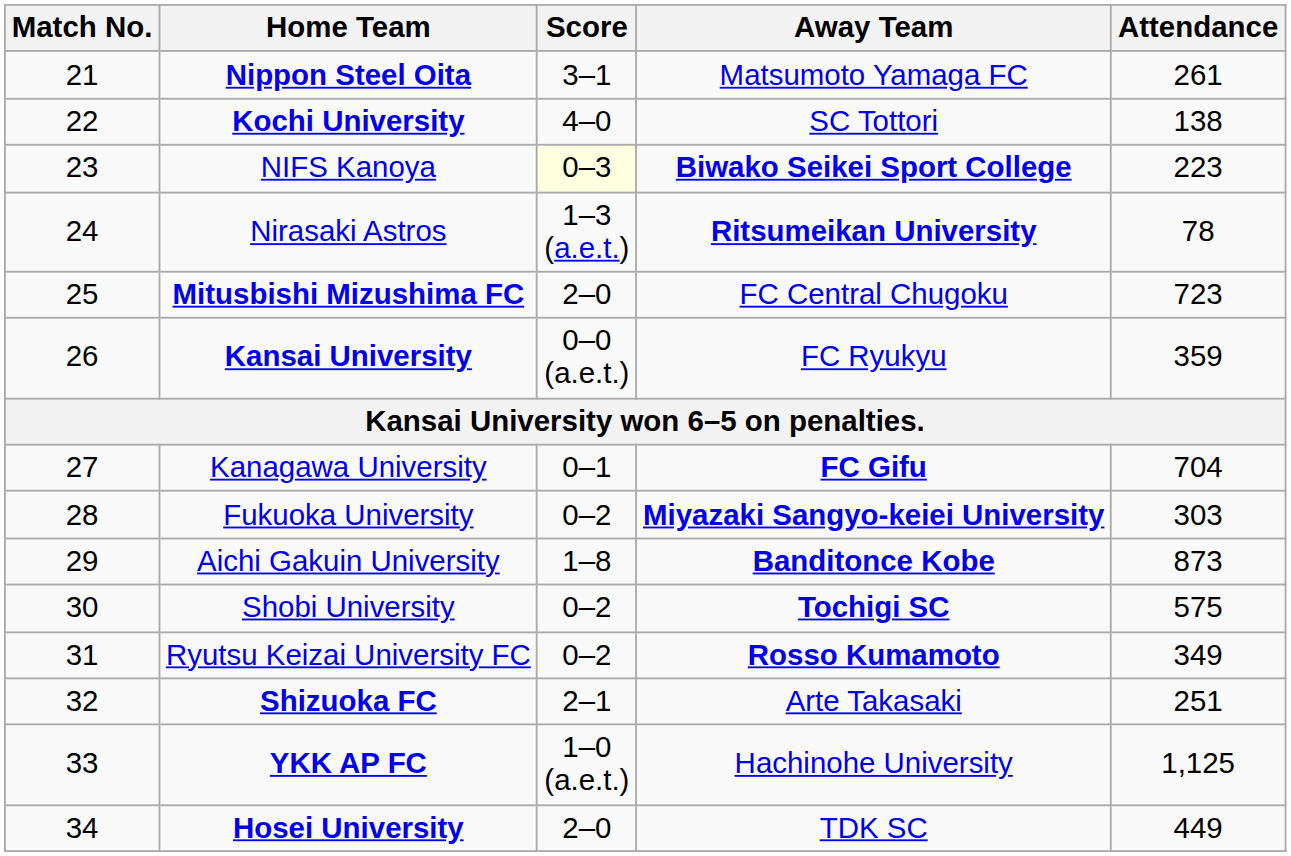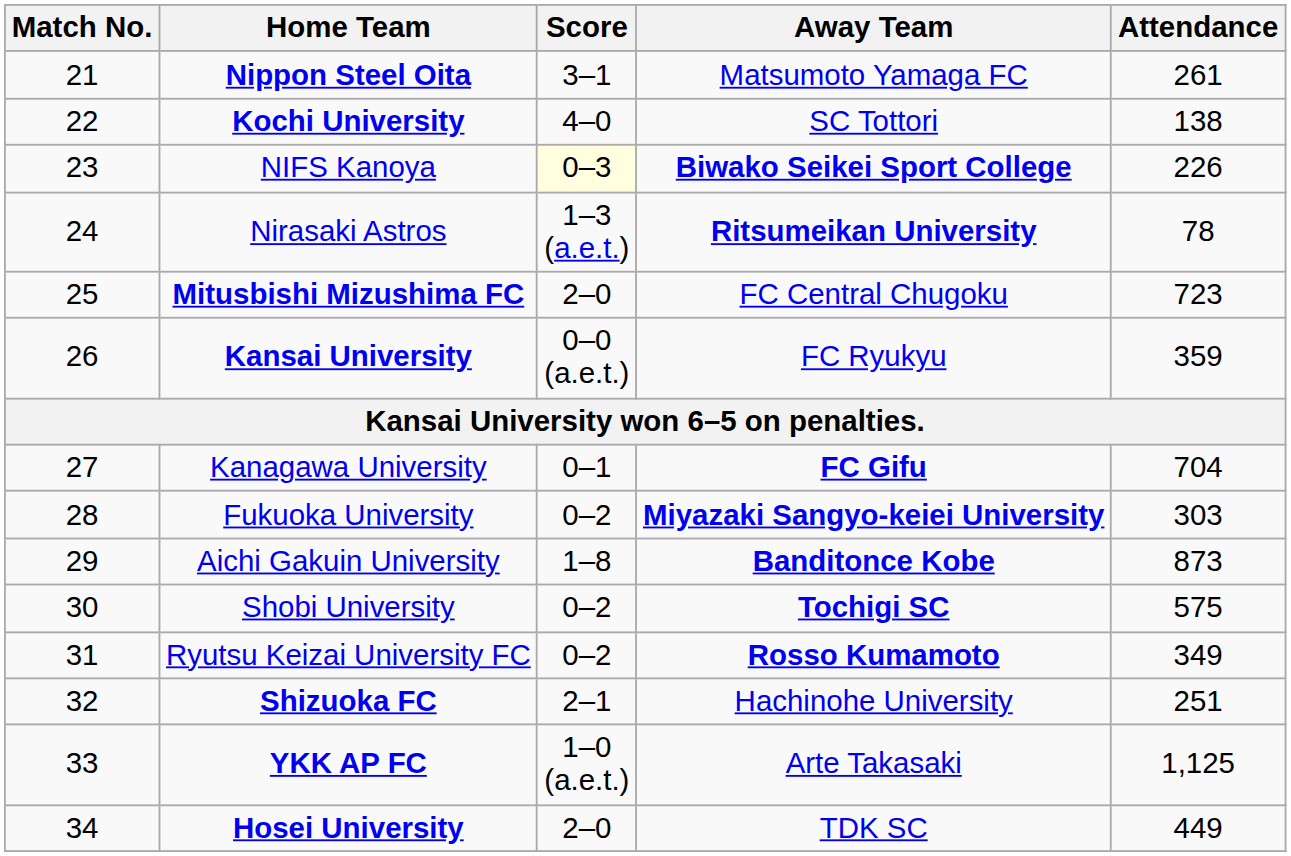(1198, 167) 223 -> (1198, 167) 226
(874, 701) Arte Takasaki -> (874, 701) Hachinohe University
(874, 764) Hachinohe University -> (874, 764) Arte Takasaki
